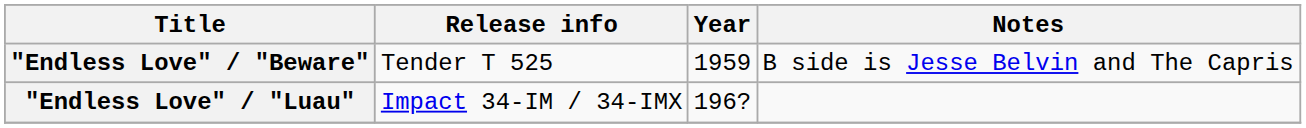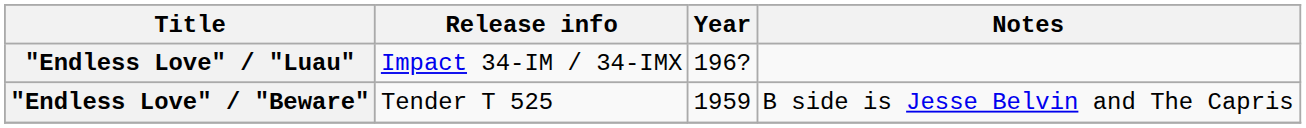rows swapped: (190, 63) <-> (190, 102)
